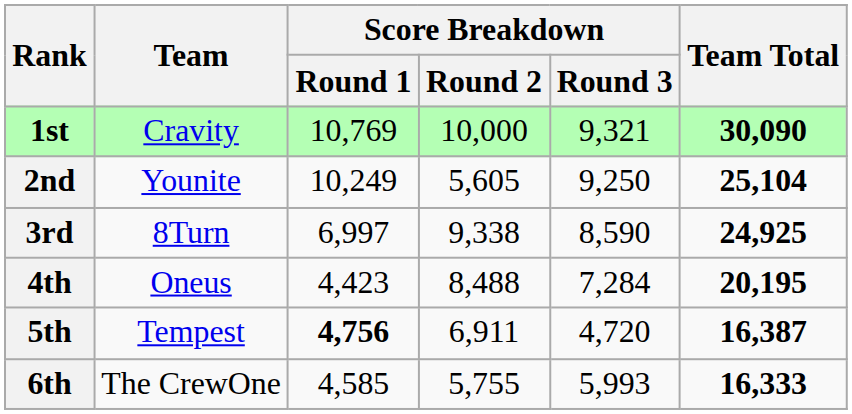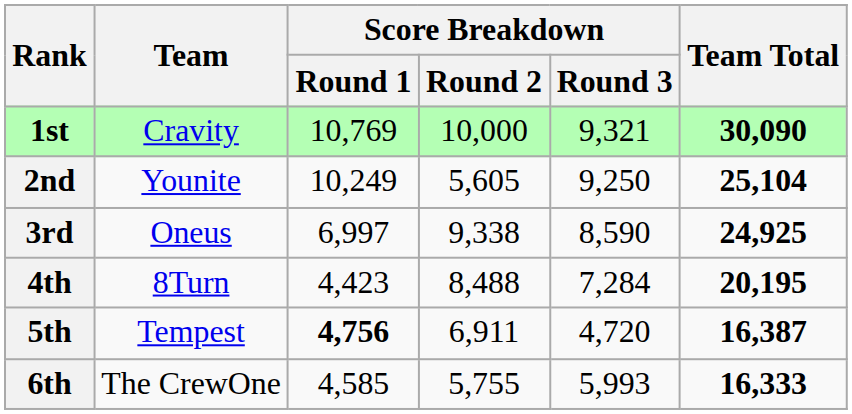(191, 231) 8Turn -> (191, 231) Oneus
(191, 282) Oneus -> (191, 282) 8Turn
